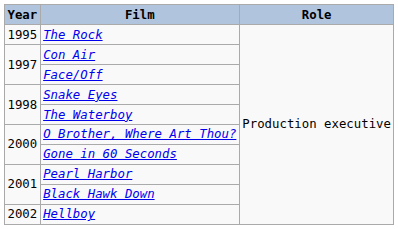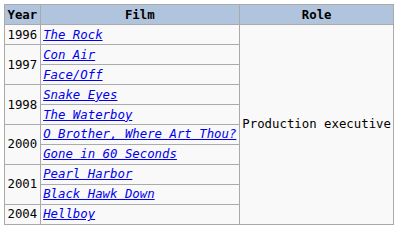(22, 35) 1995 -> (22, 35) 1996
(22, 214) 2002 -> (22, 214) 2004
